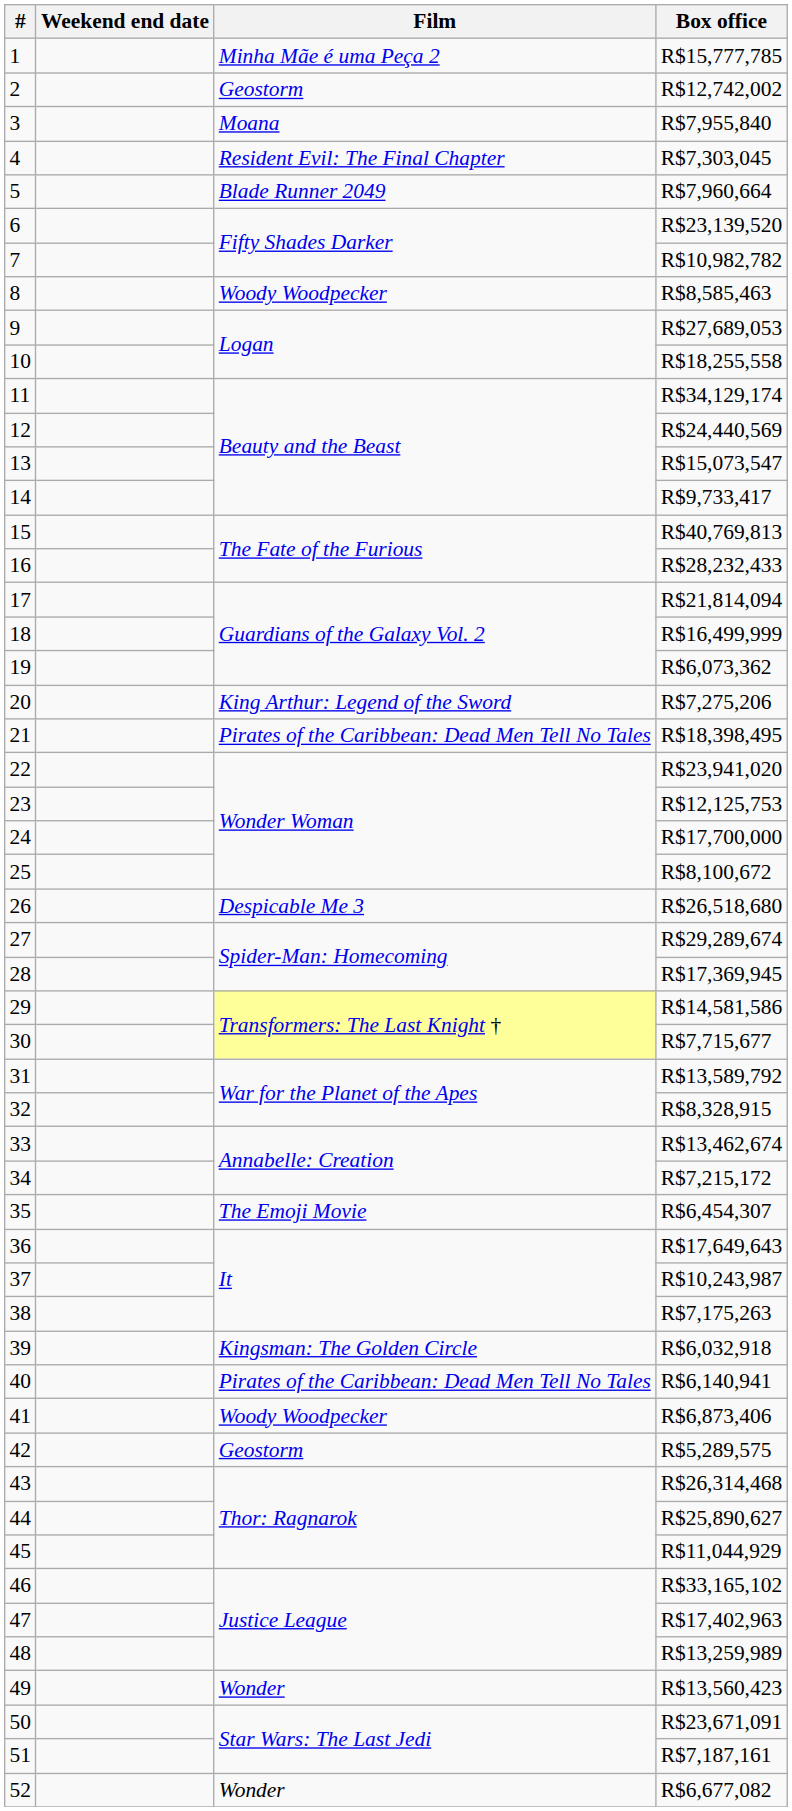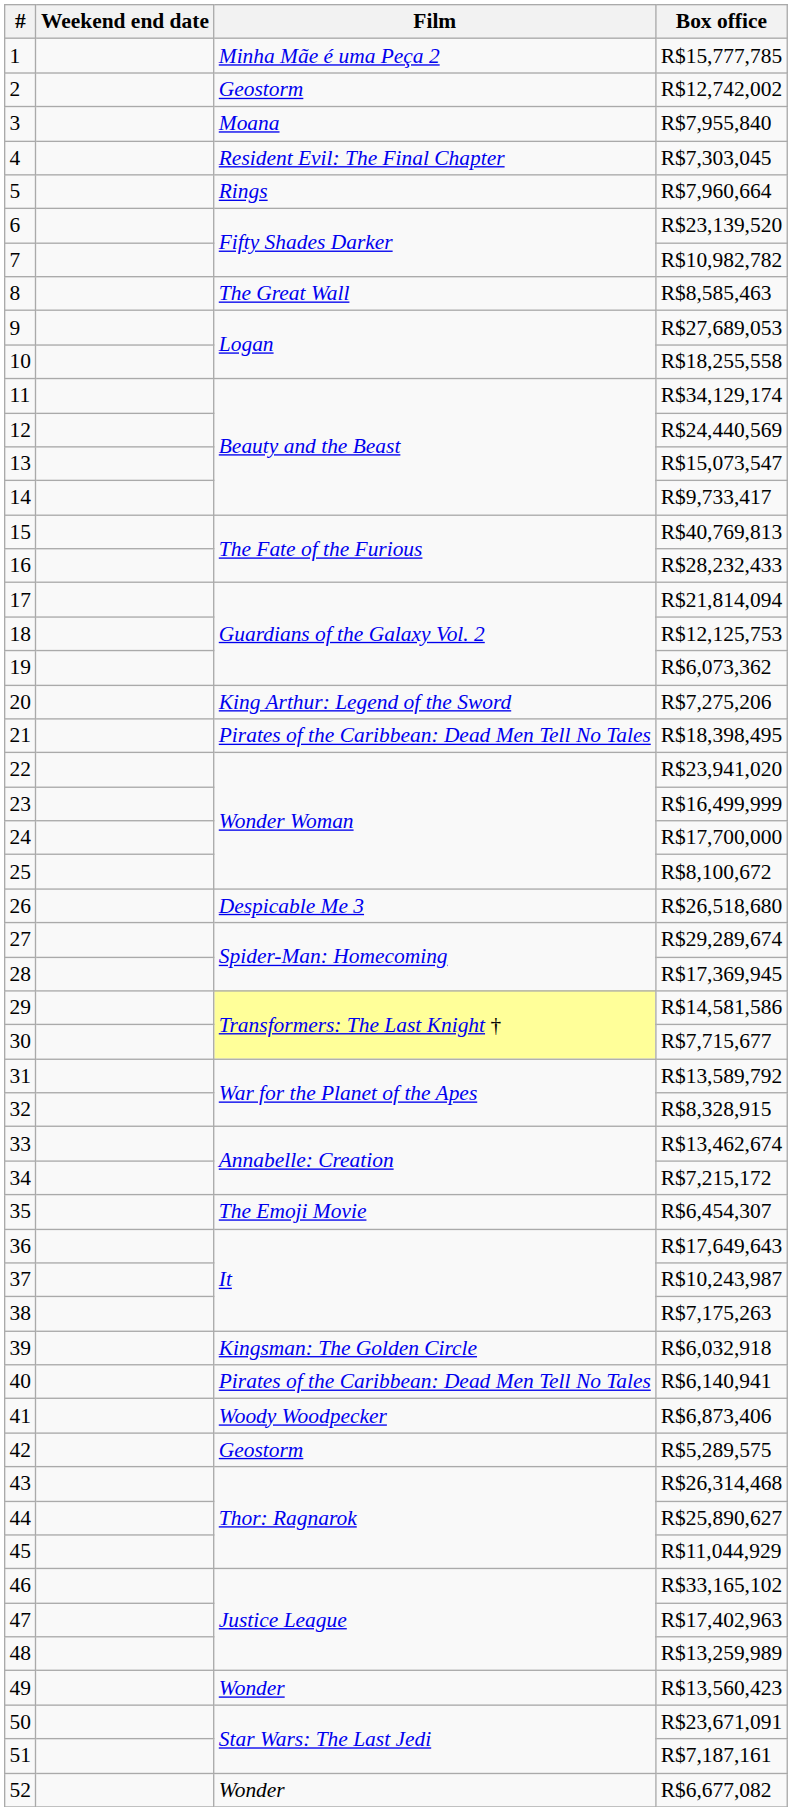(302, 191) Blade Runner 2049 -> (243, 191) Rings
(303, 293) Woody Woodpecker -> (284, 293) The Great Wall
(721, 633) R$16,499,999 -> (721, 633) R$12,125,753
(721, 803) R$12,125,753 -> (721, 803) R$16,499,999
